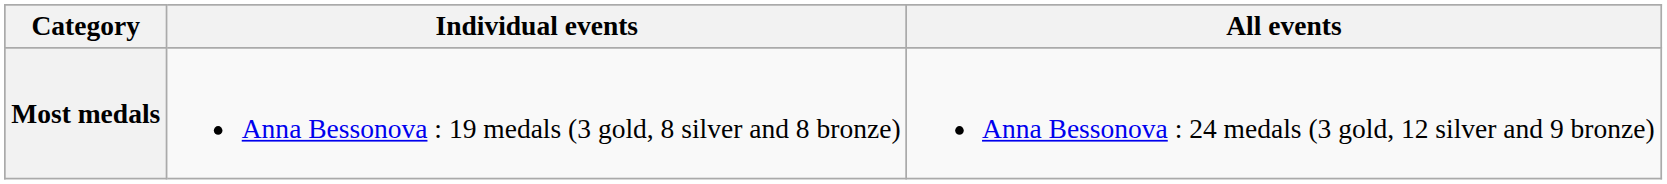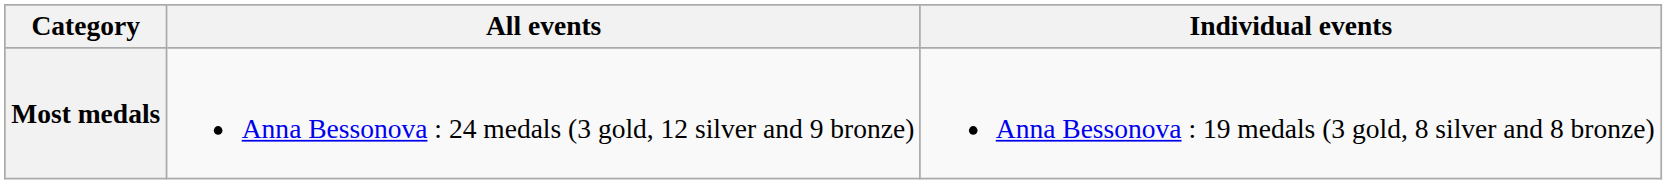columns swapped: (1284, 26) <-> (537, 26)
